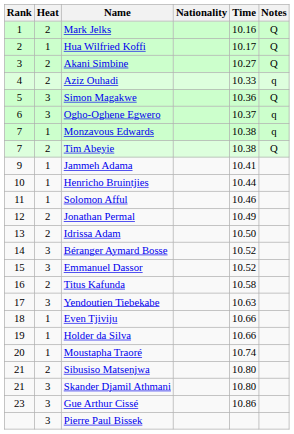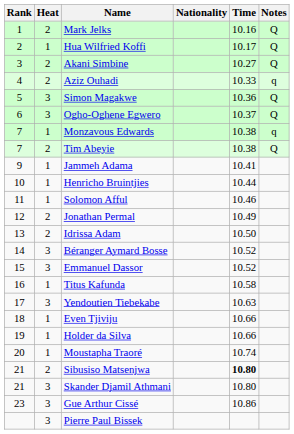(274, 115) q -> (274, 115) Q
(48, 285) 2 -> (48, 285) 1
(244, 370) normal -> (244, 370) bold
